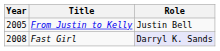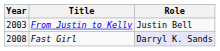(17, 25) 2005 -> (17, 25) 2003
